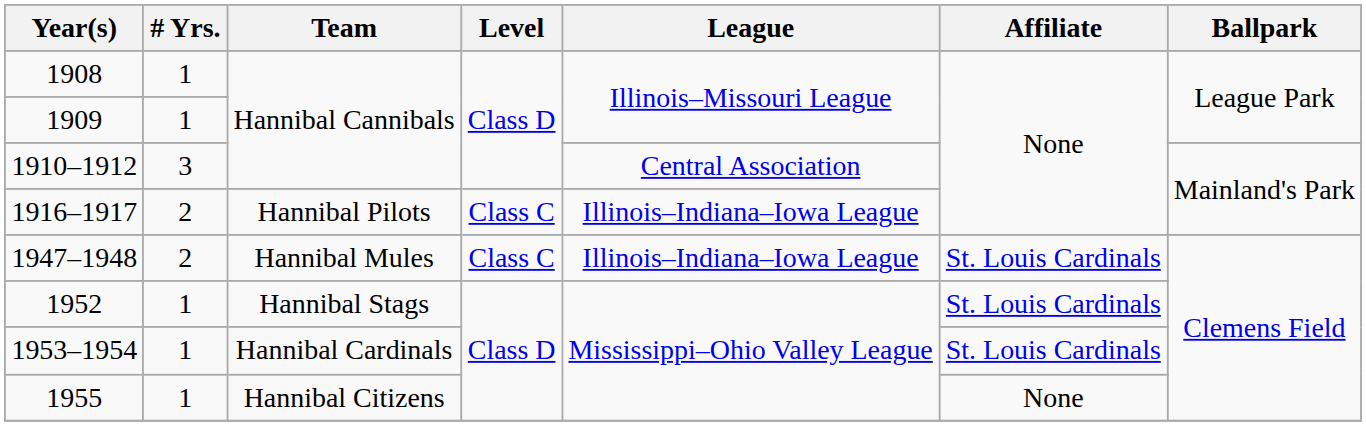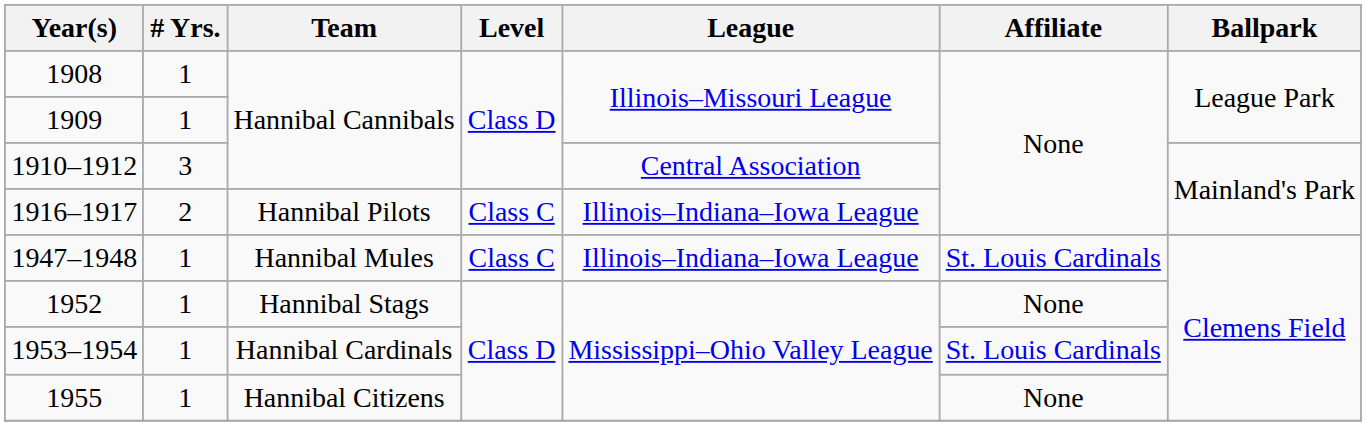(185, 258) 2 -> (185, 258) 1
(1053, 304) St. Louis Cardinals -> (1053, 304) None
